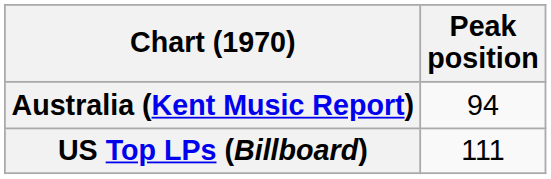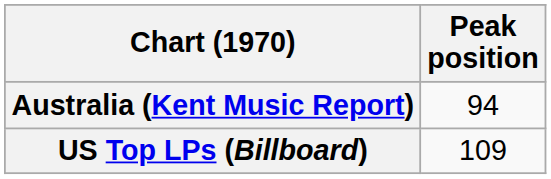(483, 150) 111 -> (483, 150) 109
